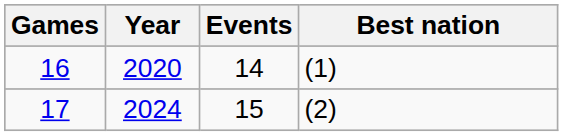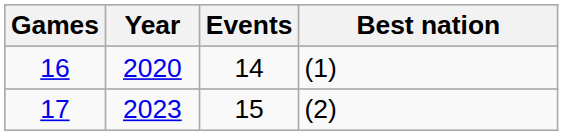(152, 109) 2024 -> (152, 109) 2023
